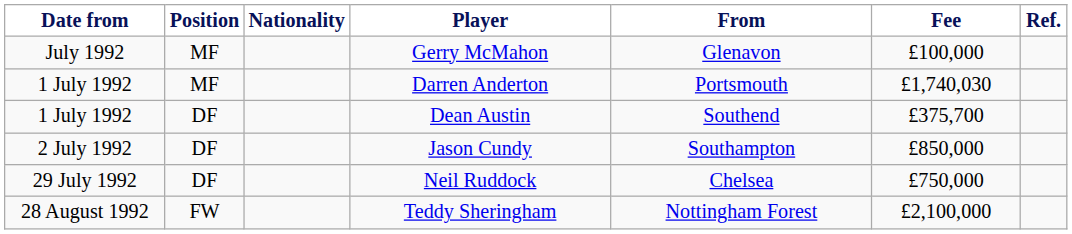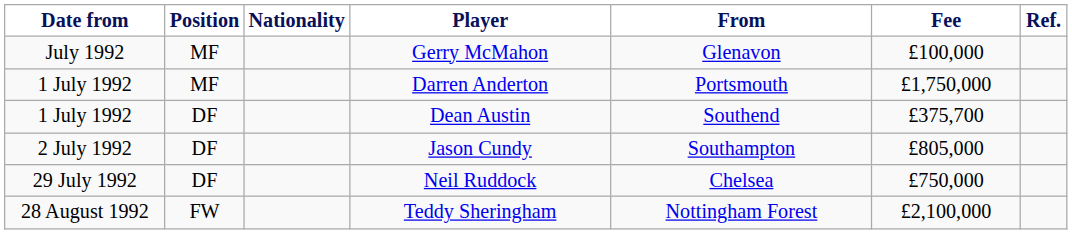(946, 84) £1,740,030 -> (946, 84) £1,750,000
(946, 148) £850,000 -> (946, 148) £805,000
